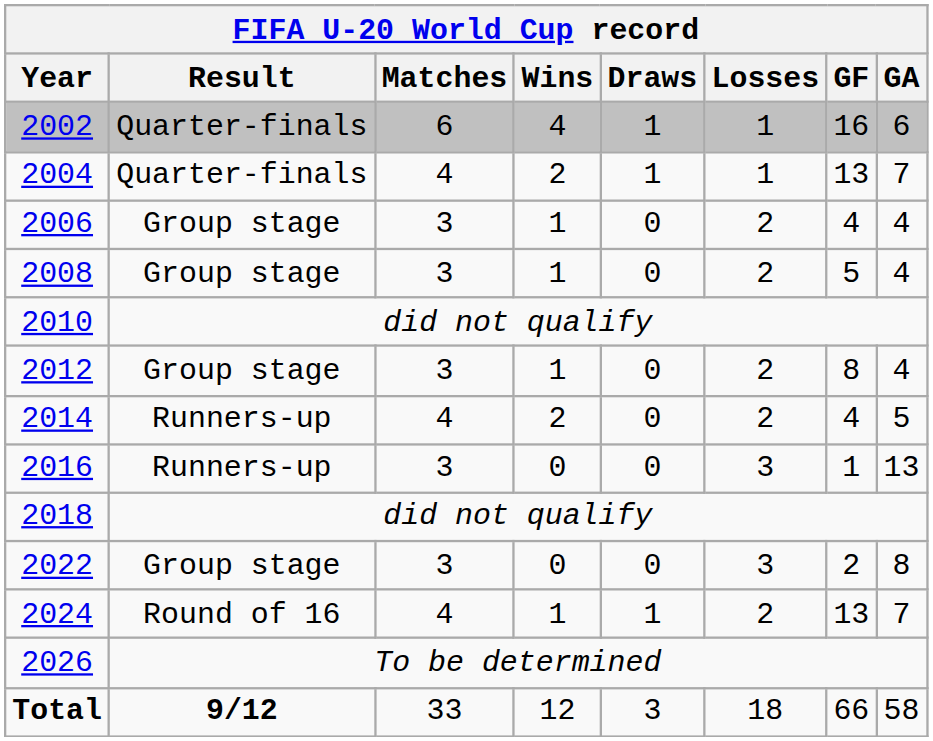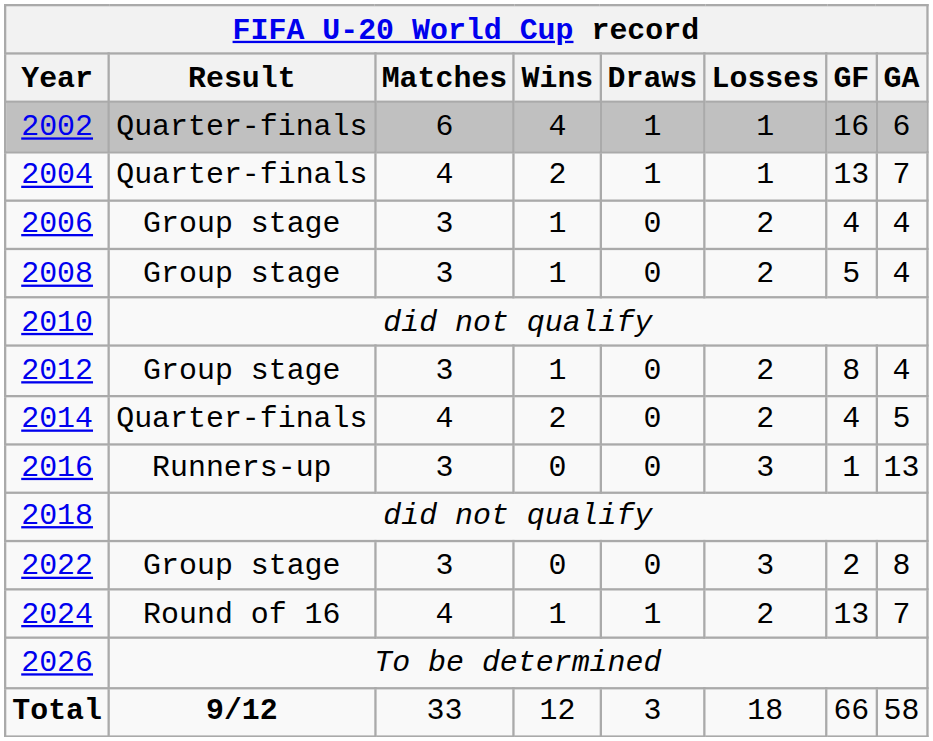(242, 419) Runners-up -> (242, 419) Quarter-finals
